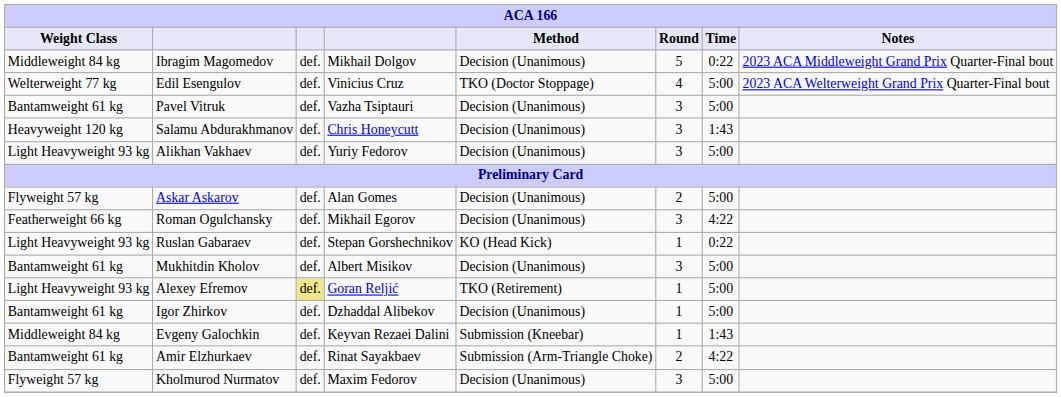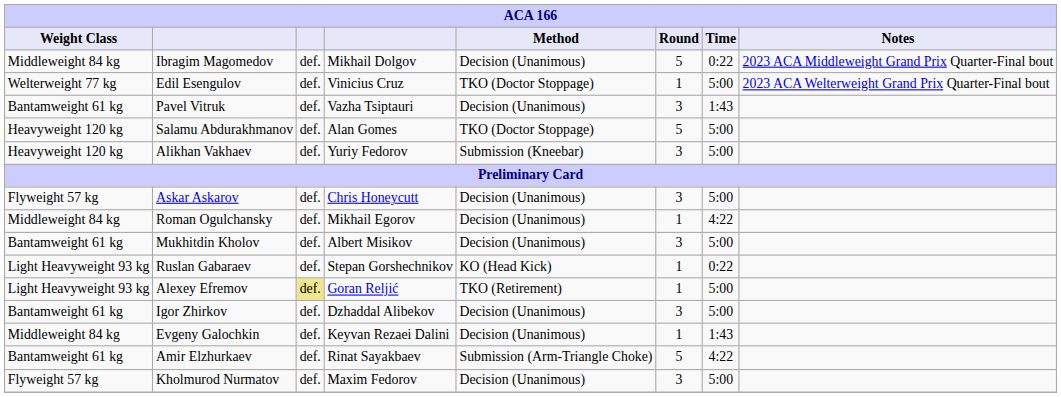(679, 84) 4 -> (679, 84) 1
(721, 106) 5:00 -> (721, 106) 1:43
(373, 129) Chris Honeycutt -> (362, 129) Alan Gomes
(522, 129) Decision (Unanimous) -> (527, 129) TKO (Doctor Stoppage)
(679, 129) 3 -> (679, 129) 5
(721, 129) 1:43 -> (721, 129) 5:00
(79, 152) Light Heavyweight 93 kg -> (65, 152) Heavyweight 120 kg
(522, 152) Decision (Unanimous) -> (521, 152) Submission (Kneebar)
(362, 197) Alan Gomes -> (373, 197) Chris Honeycutt
(679, 197) 2 -> (679, 197) 3
(65, 220) Featherweight 66 kg -> (64, 220) Middleweight 84 kg
(679, 220) 3 -> (679, 220) 1
rows swapped: (203, 243) <-> (208, 266)
(679, 311) 1 -> (679, 311) 3
(521, 334) Submission (Kneebar) -> (522, 334) Decision (Unanimous)
(679, 357) 2 -> (679, 357) 5
